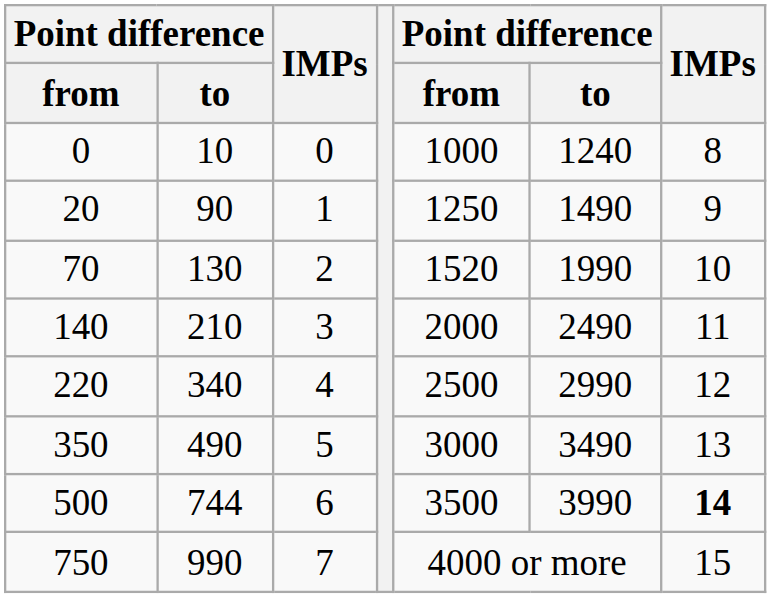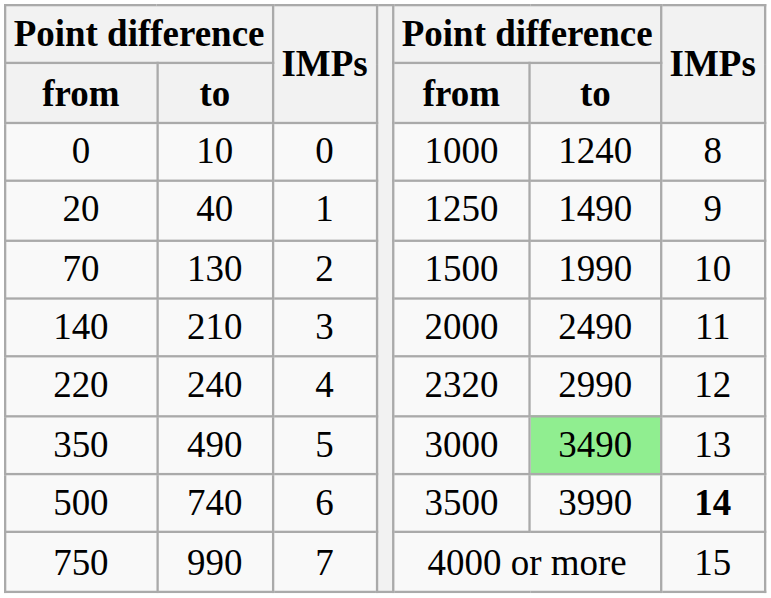(215, 209) 90 -> (215, 209) 40
(461, 268) 1520 -> (461, 268) 1500
(215, 385) 340 -> (215, 385) 240
(461, 385) 2500 -> (461, 385) 2320
(595, 444) no background -> (595, 444) lightgreen background
(215, 502) 744 -> (215, 502) 740
